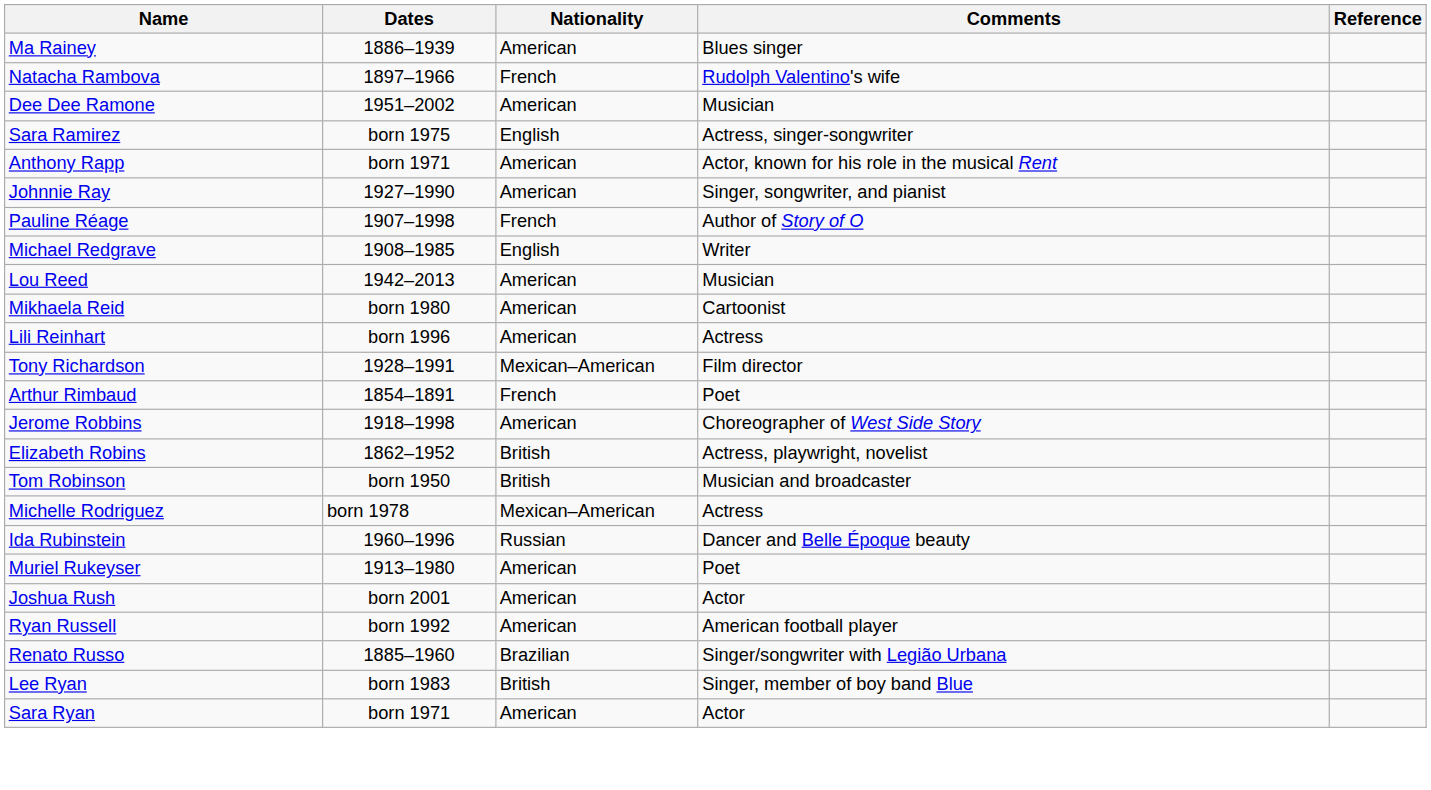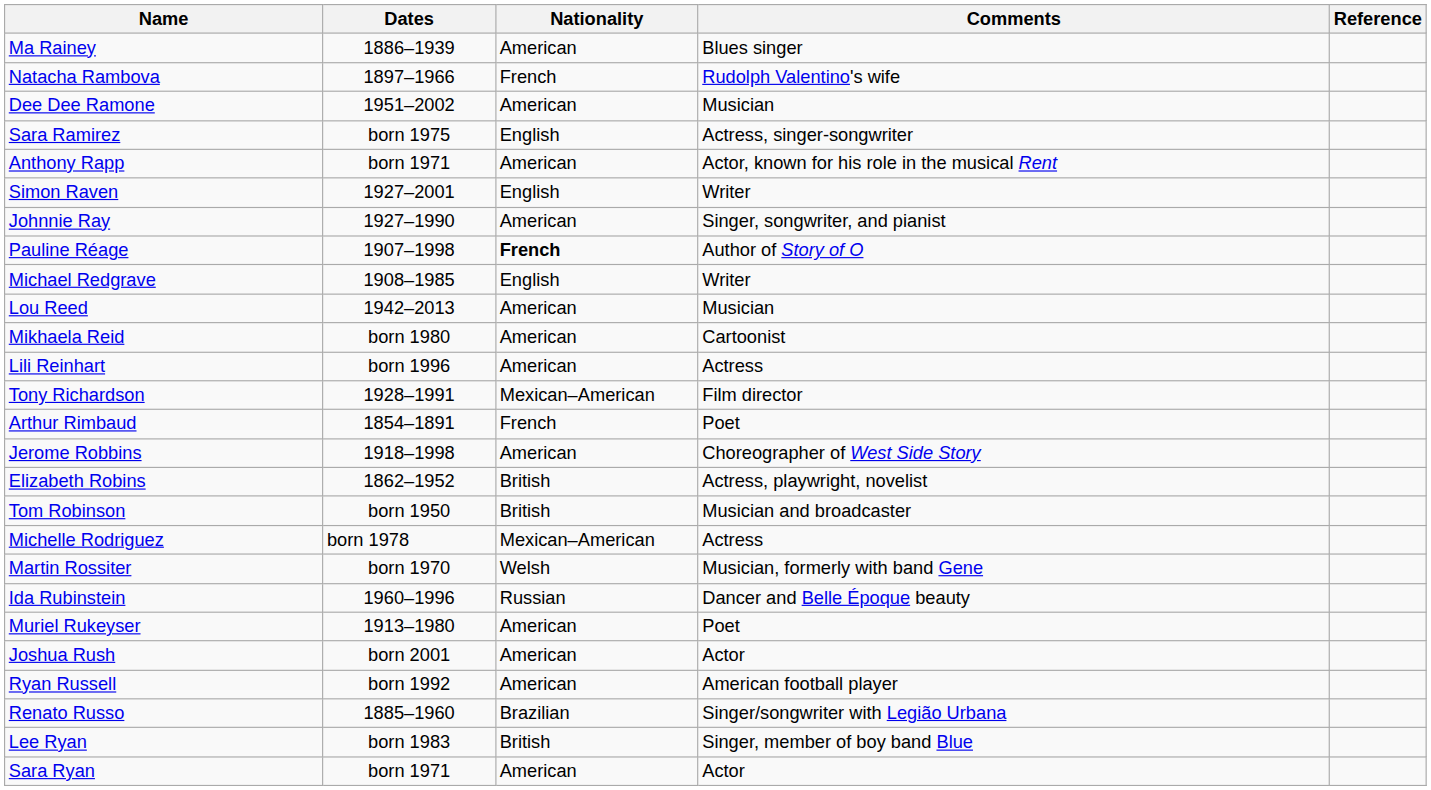+ row: (64, 192)
(528, 221) normal -> (530, 250) bold
+ row: (70, 568)
